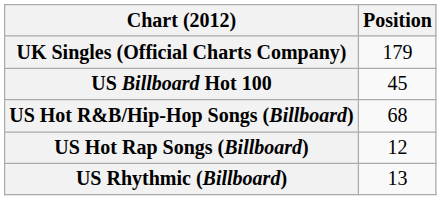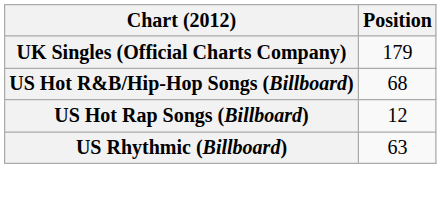- row: (181, 83)
(397, 178) 13 -> (397, 147) 63
